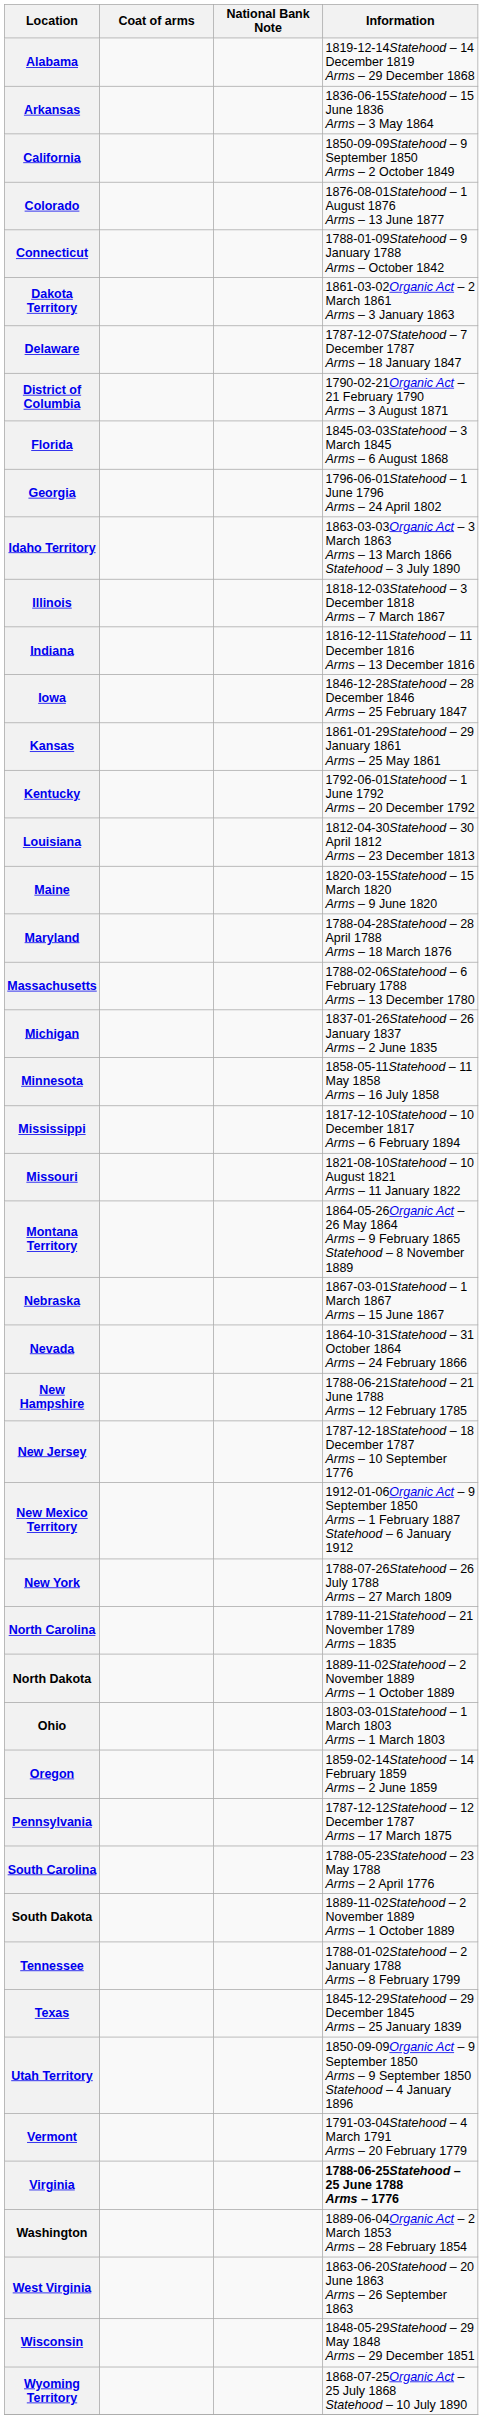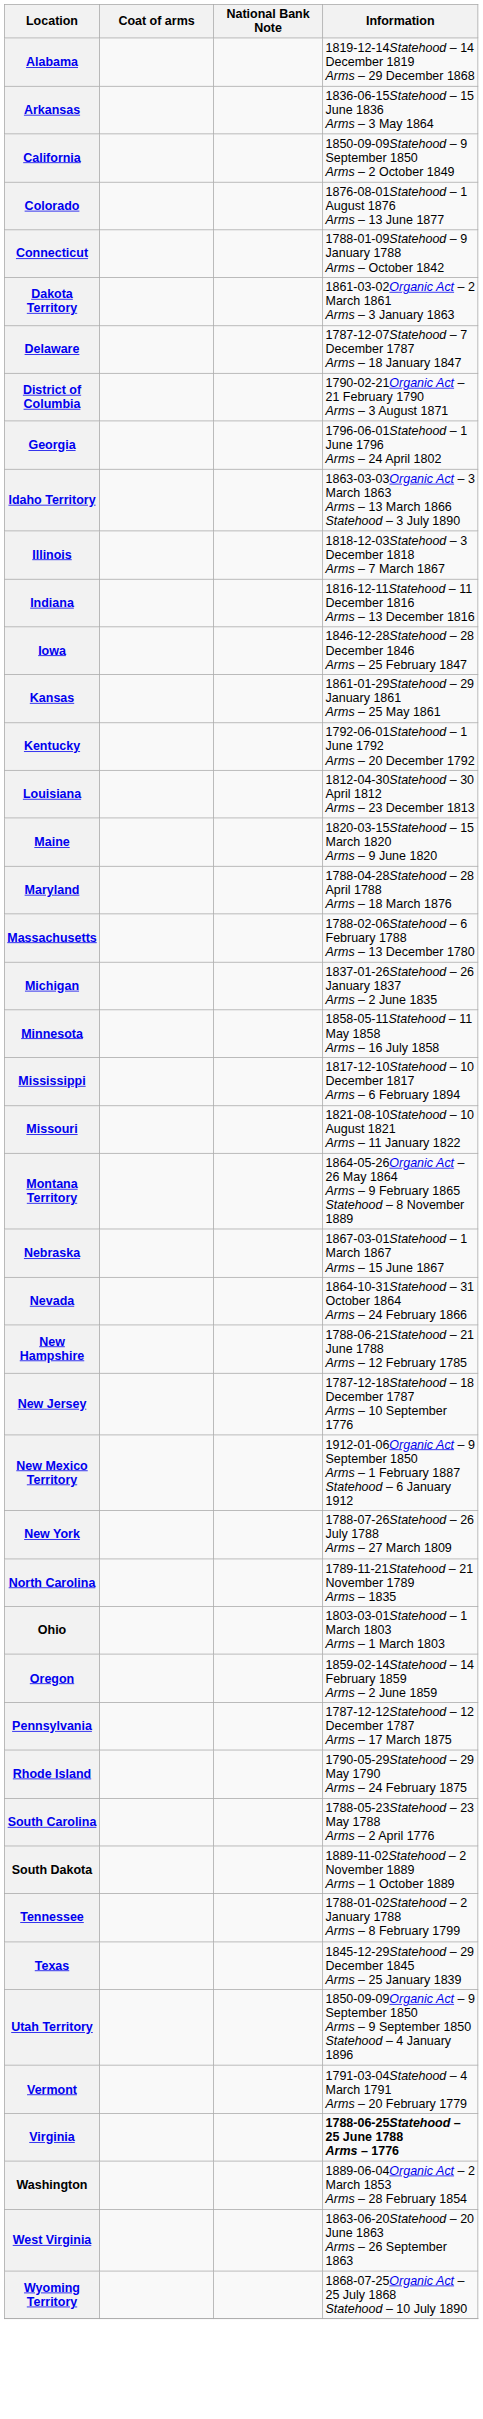- row: (52, 445)
- row: (52, 1678)
+ row: (52, 1774)
- row: (52, 2342)
